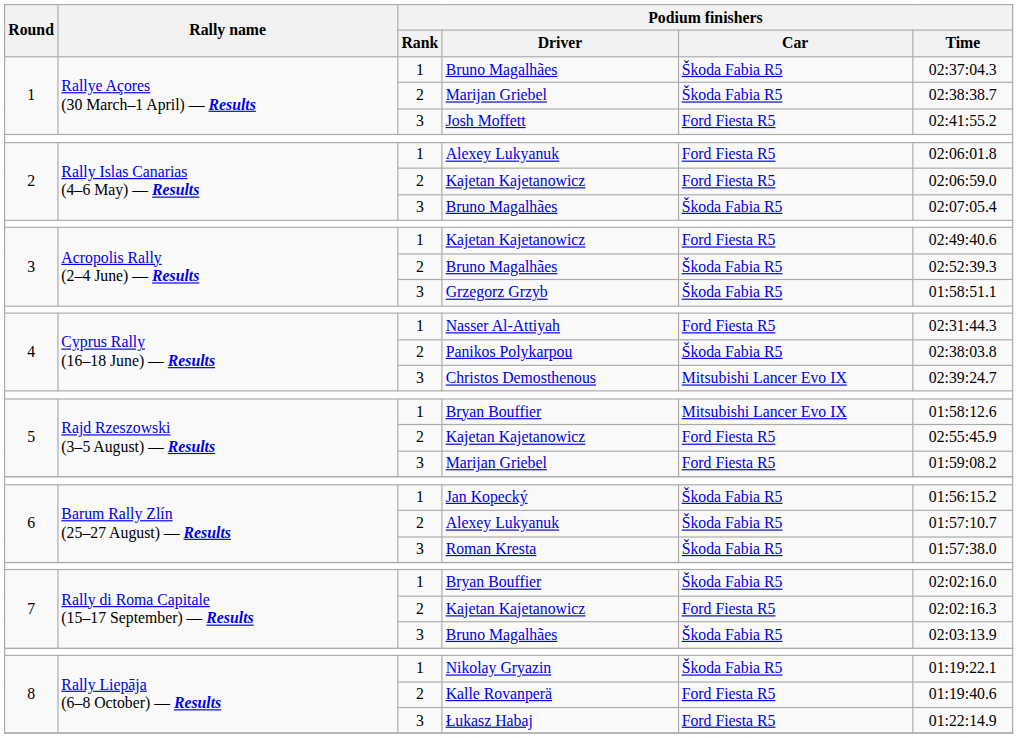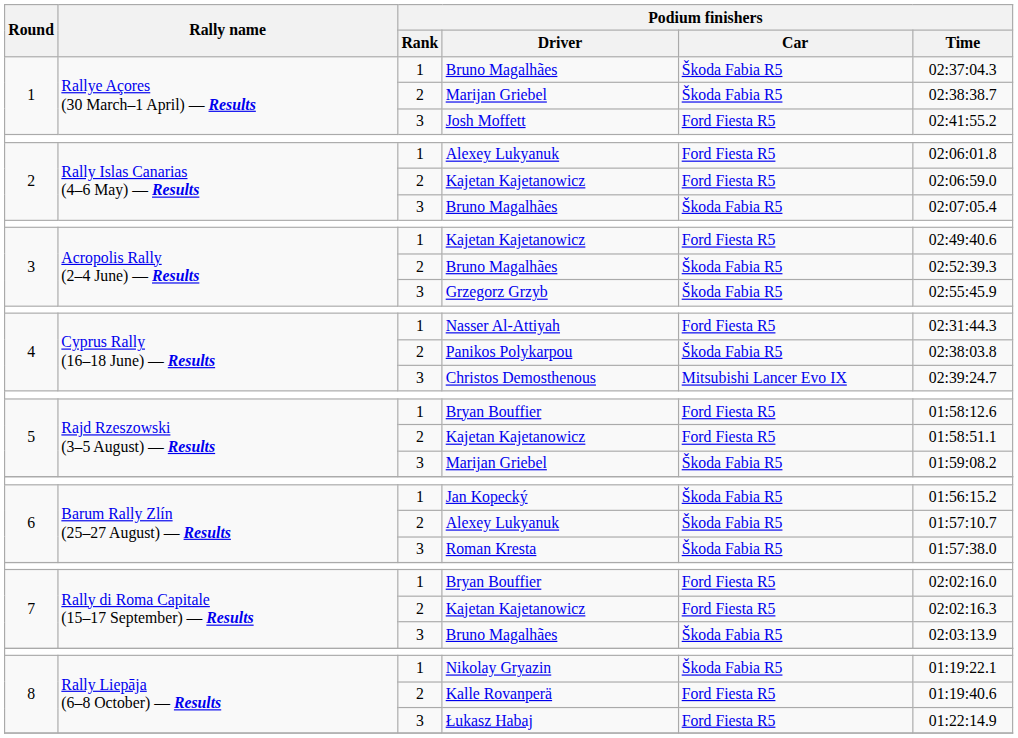(963, 292) 01:58:51.1 -> (963, 292) 02:55:45.9
(764, 411) Mitsubishi Lancer Evo IX -> (729, 411) Ford Fiesta R5
(963, 437) 02:55:45.9 -> (963, 437) 01:58:51.1
(729, 463) Ford Fiesta R5 -> (732, 463) Škoda Fabia R5
(732, 582) Škoda Fabia R5 -> (729, 582) Ford Fiesta R5
